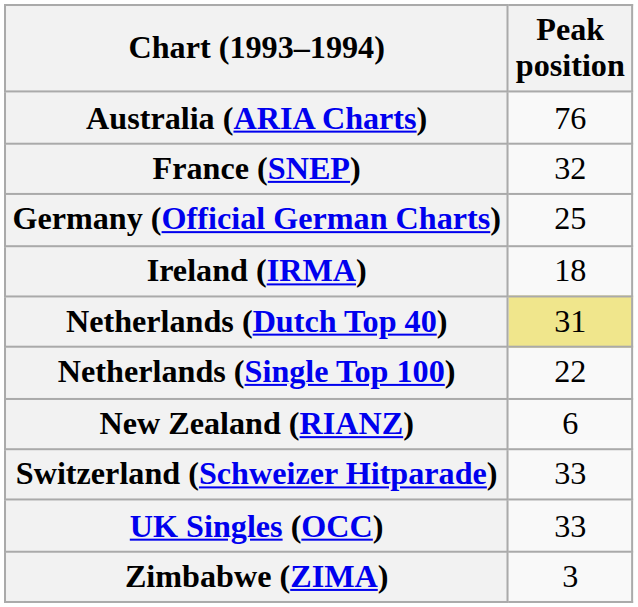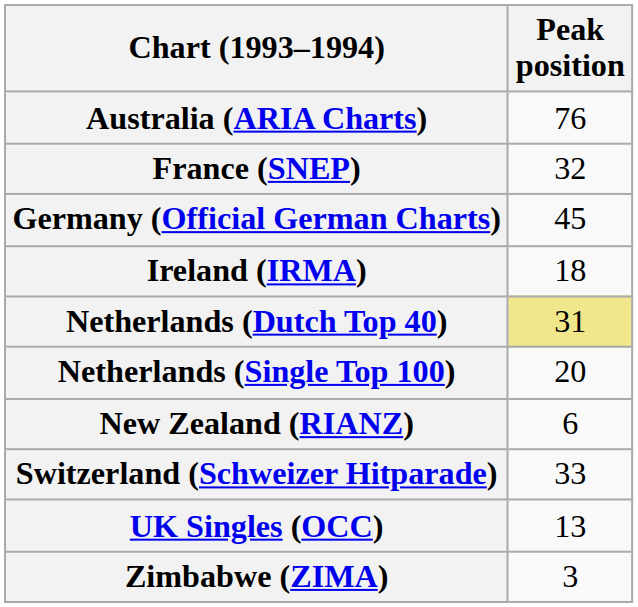(570, 219) 25 -> (570, 219) 45
(570, 372) 22 -> (570, 372) 20
(570, 525) 33 -> (570, 525) 13
